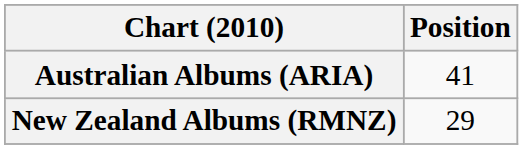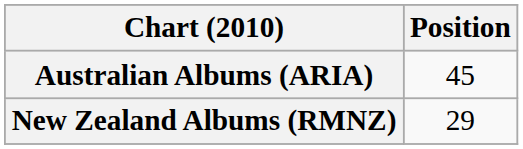(460, 74) 41 -> (460, 74) 45
